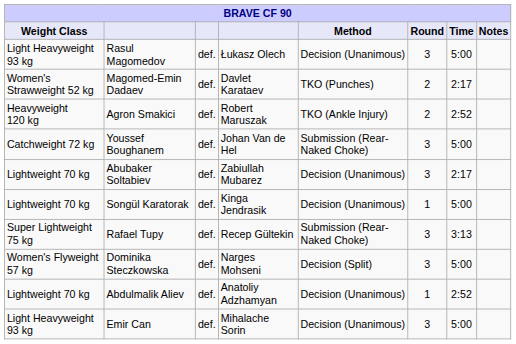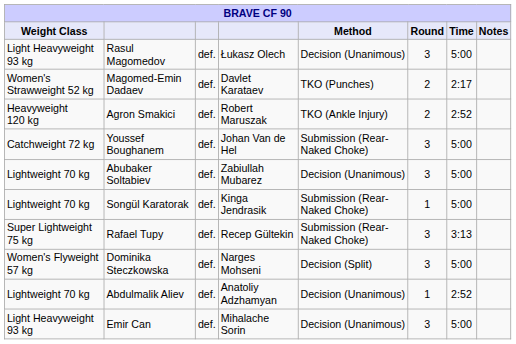(461, 174) 2:17 -> (461, 174) 5:00
(353, 204) Decision (Unanimous) -> (344, 204) Submission (Rear-Naked Choke)
